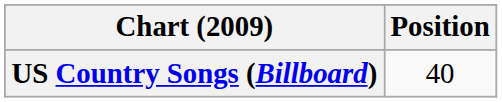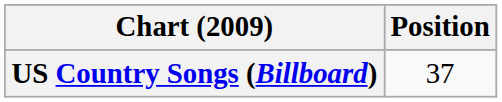(440, 73) 40 -> (440, 73) 37
